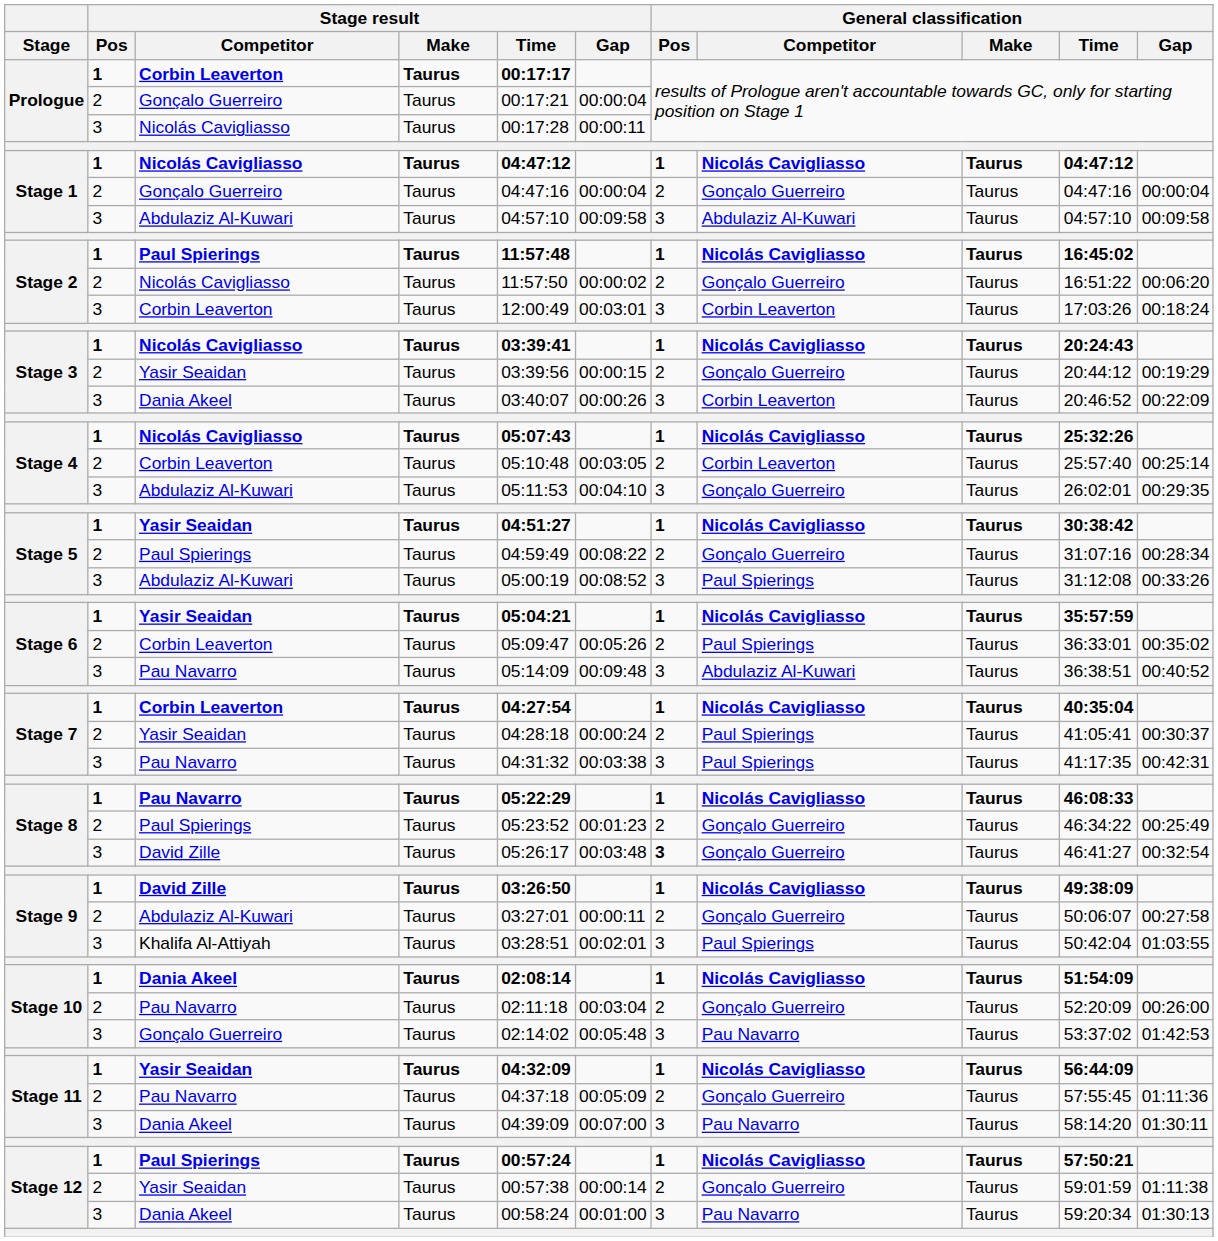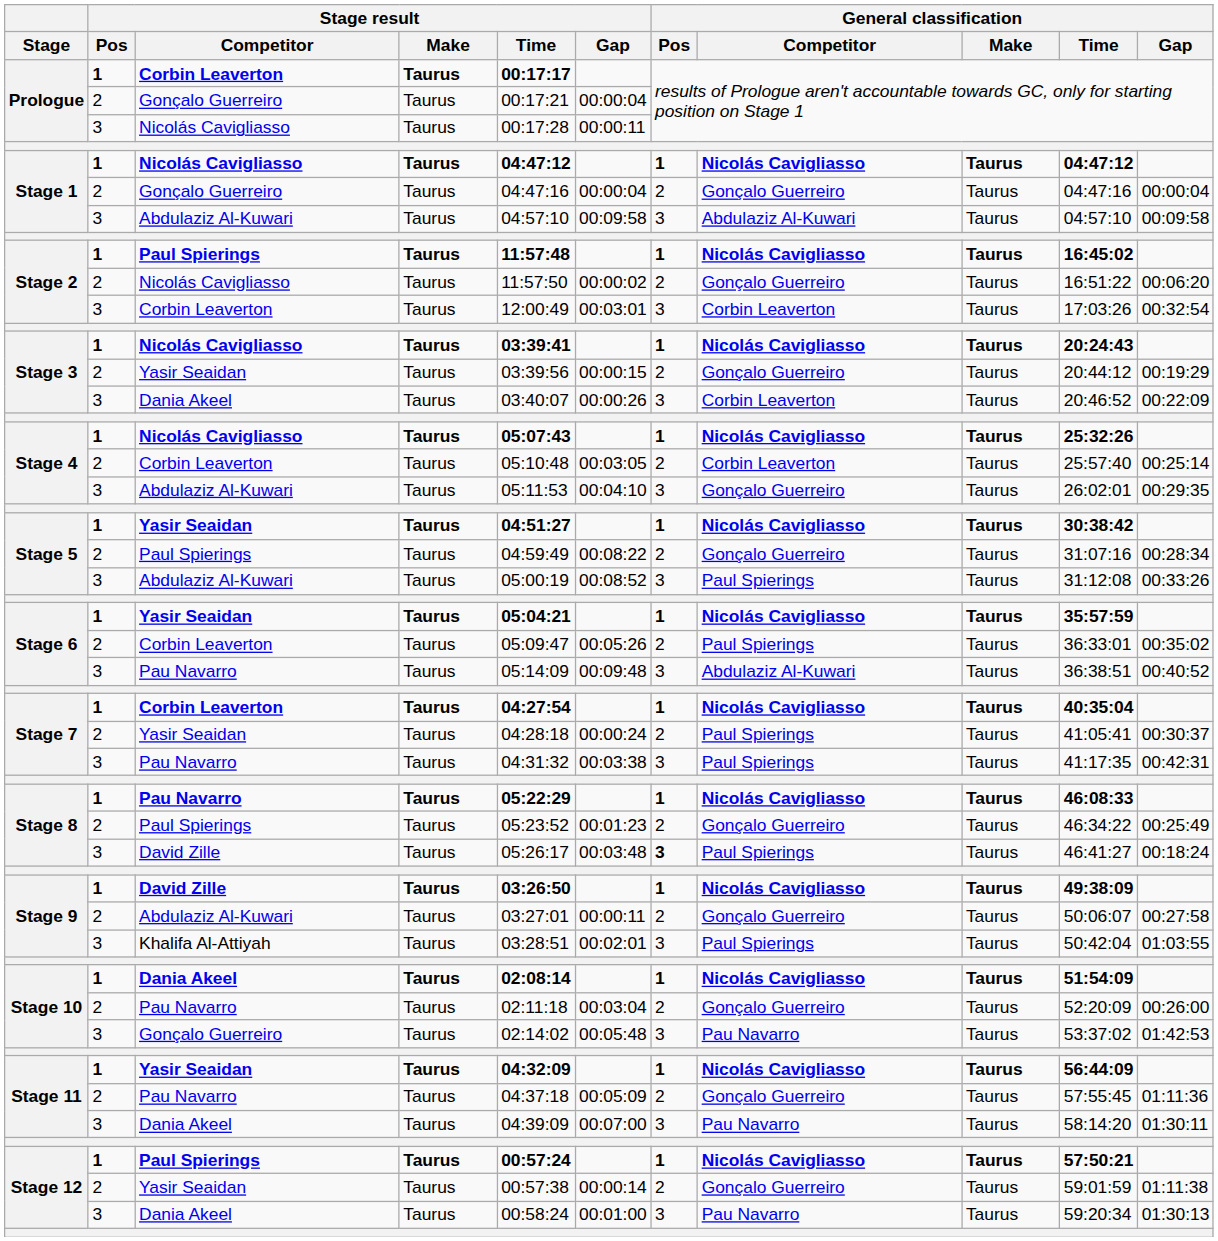(1176, 309) 00:18:24 -> (1176, 309) 00:32:54
(773, 852) Gonçalo Guerreiro -> (758, 852) Paul Spierings
(1176, 852) 00:32:54 -> (1176, 852) 00:18:24
